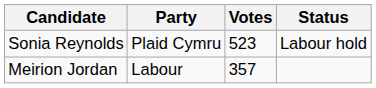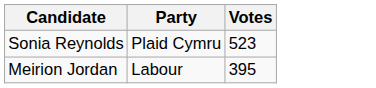- column: (323, 17)
(242, 69) 357 -> (242, 69) 395
